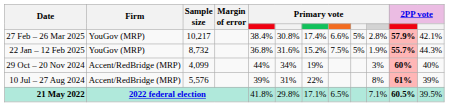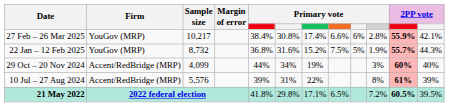(359, 36) 5% -> (359, 36) 6%
(403, 36) 57.9% -> (403, 36) 55.9%
(378, 94) 7.1% -> (378, 94) 7.2%
